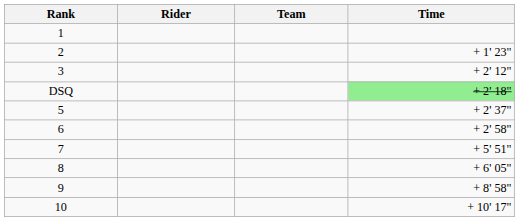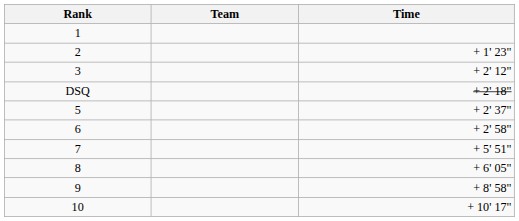- column: (176, 14)
(492, 91) lightgreen background -> (492, 91) no background
